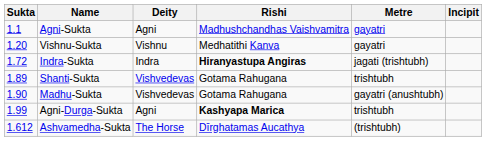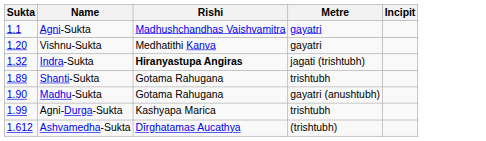- column: (165, 12)
(17, 62) 1.72 -> (17, 62) 1.32
(241, 111) bold -> (176, 111) normal
